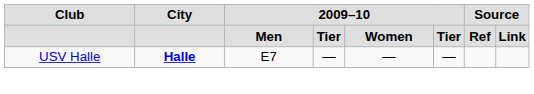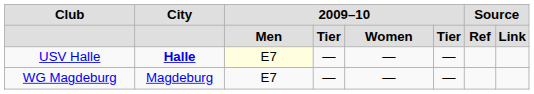(269, 57) no background -> (269, 57) lightyellow background
+ row: (70, 78)
